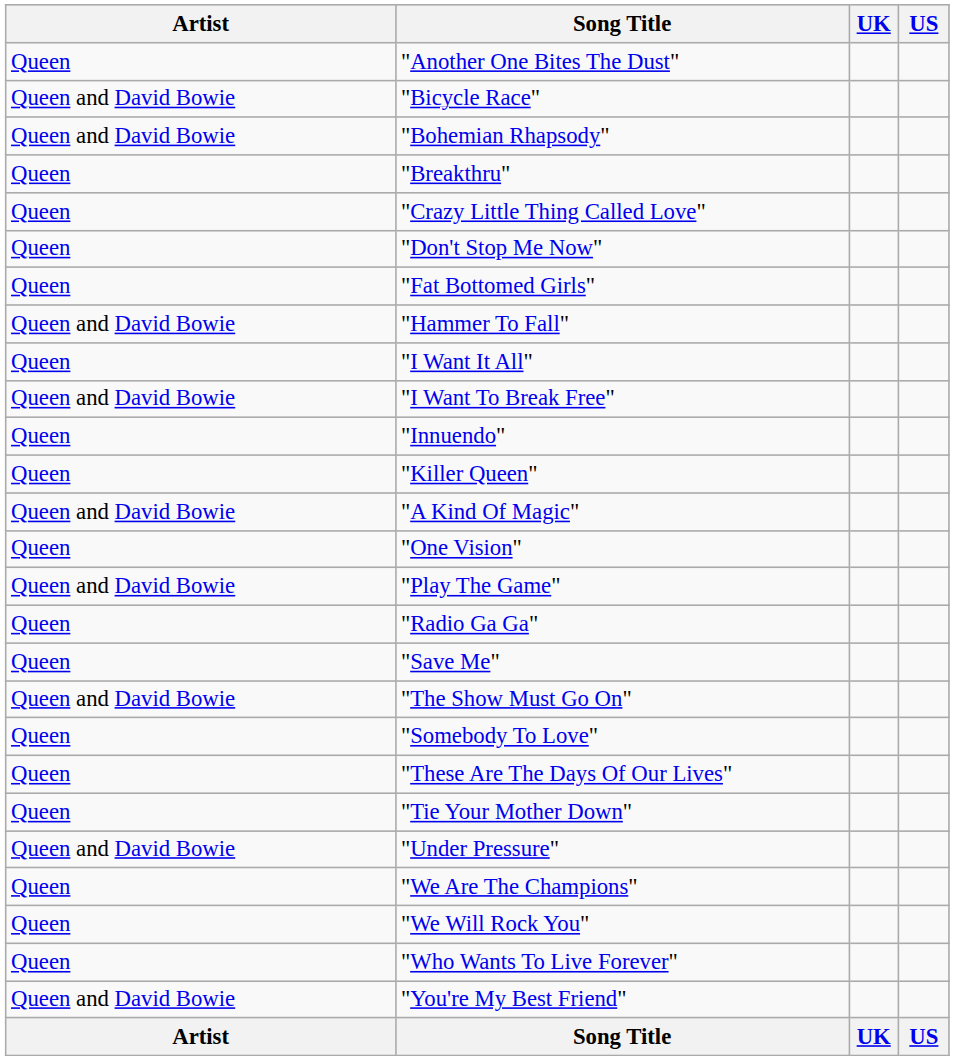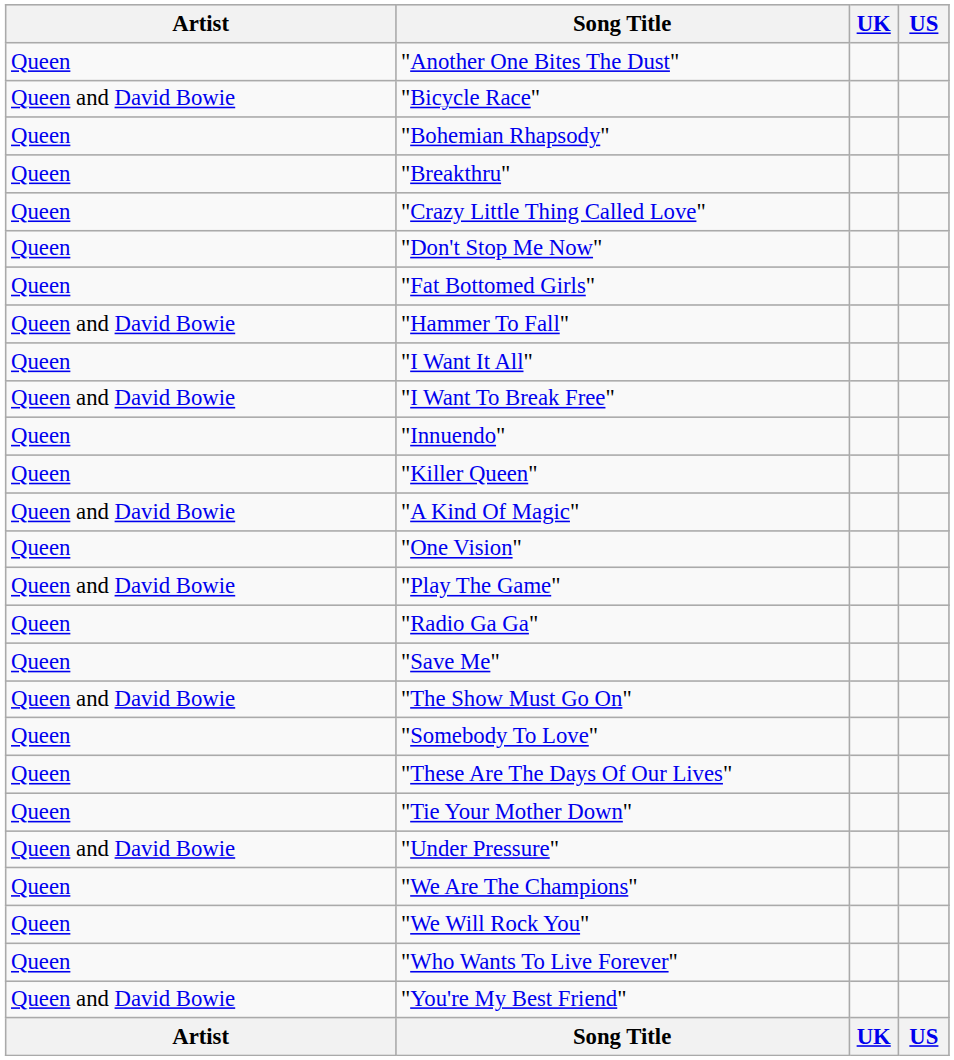(123, 135) Queen and David Bowie -> (41, 135) Queen
